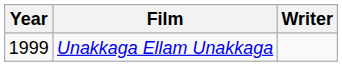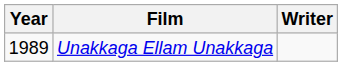(29, 47) 1999 -> (29, 47) 1989
